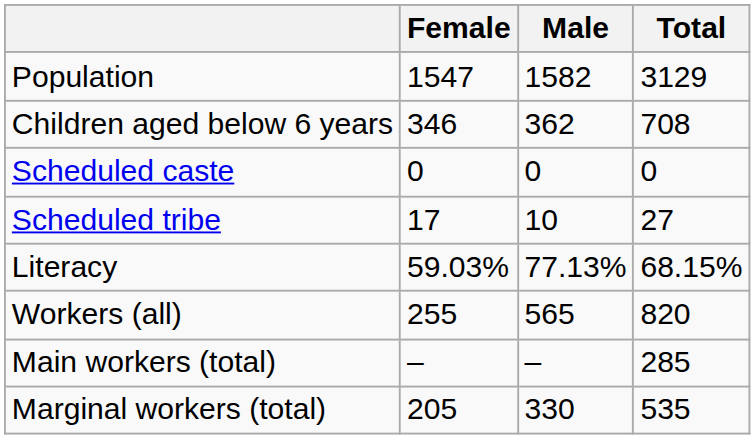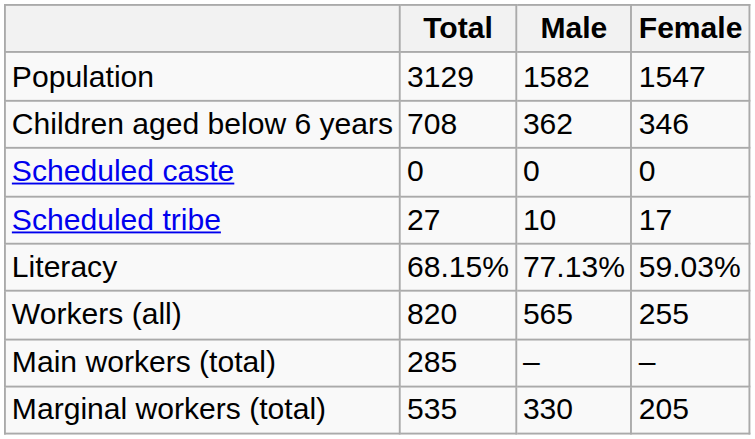columns swapped: (691, 28) <-> (459, 28)
